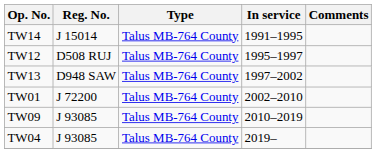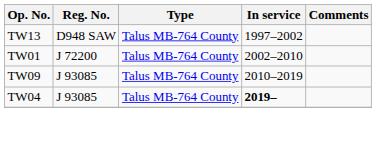- row: (24, 35)
- row: (24, 55)
(261, 138) normal -> (261, 96) bold
